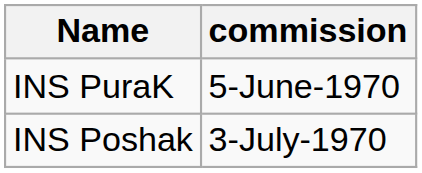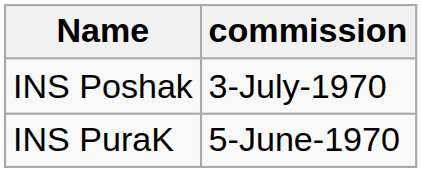rows swapped: (103, 139) <-> (93, 85)
